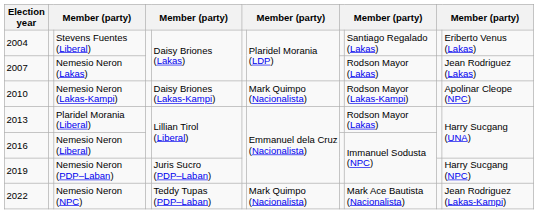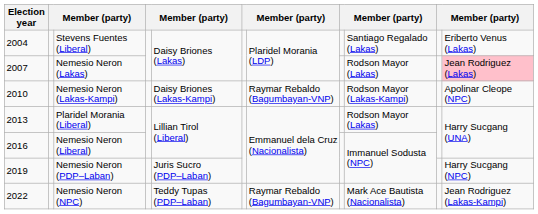(478, 69) no background -> (478, 69) pink background
(278, 94) Mark Quimpo (Nacionalista) -> (291, 94) Raymar Rebaldo (Bagumbayan-VNP)
(278, 197) Mark Quimpo (Nacionalista) -> (291, 197) Raymar Rebaldo (Bagumbayan-VNP)
